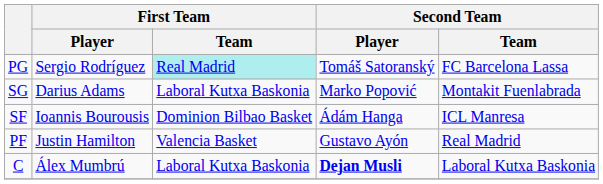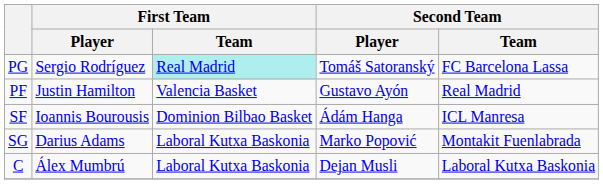rows swapped: (18, 91) <-> (18, 141)
(361, 166) bold -> (358, 166) normal
